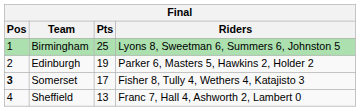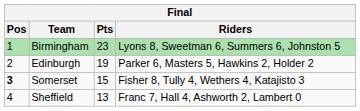(103, 47) 25 -> (103, 47) 23
(103, 81) 17 -> (103, 81) 15
